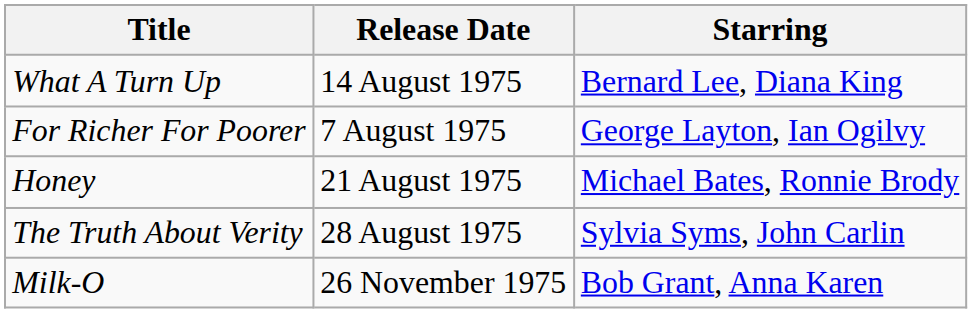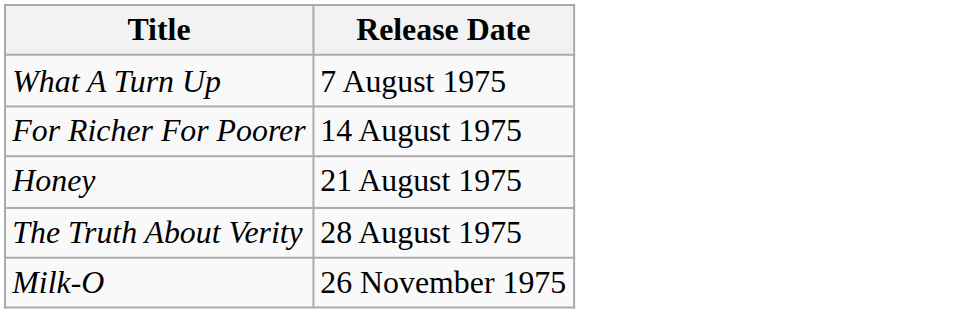- column: (770, 29)
(421, 80) 14 August 1975 -> (413, 80) 7 August 1975
(413, 130) 7 August 1975 -> (421, 130) 14 August 1975
